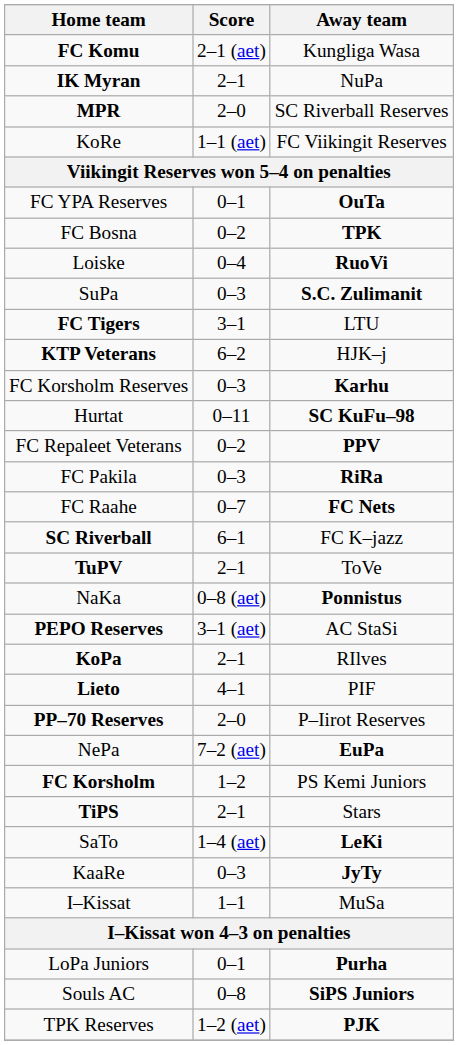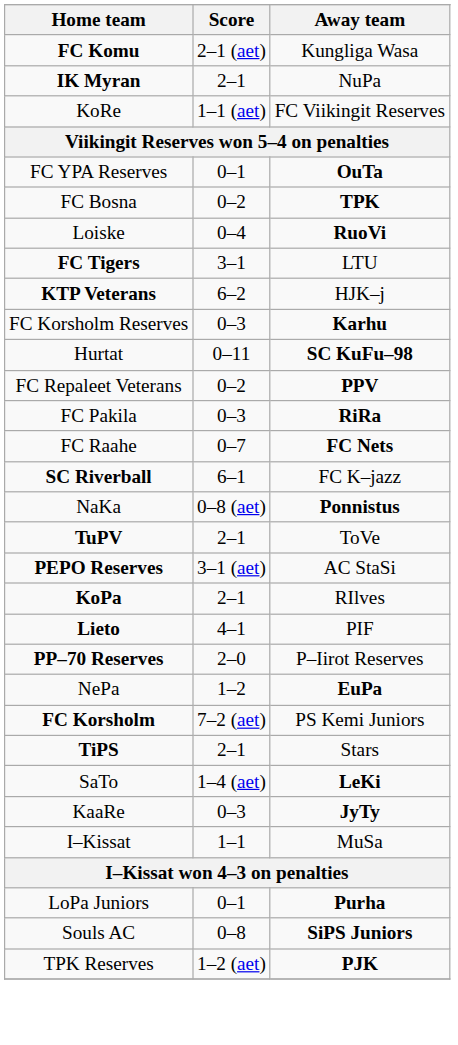- row: (99, 111)
- row: (99, 293)
rows swapped: (99, 567) <-> (99, 598)
(231, 750) 7–2 (aet) -> (231, 689) 1–2
(231, 780) 1–2 -> (231, 720) 7–2 (aet)
